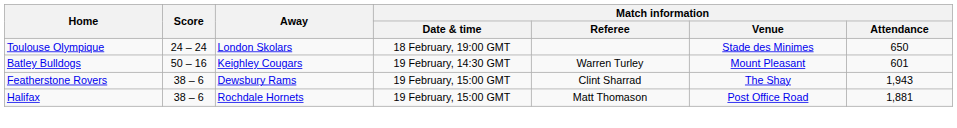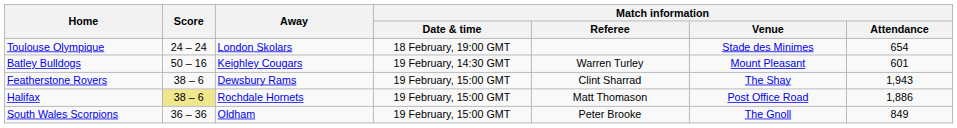(900, 46) 650 -> (900, 46) 654
(189, 97) no background -> (189, 97) khaki background
(900, 97) 1,881 -> (900, 97) 1,886
+ row: (63, 114)
